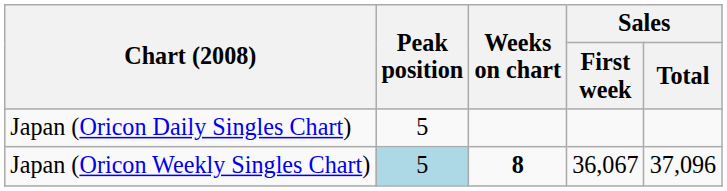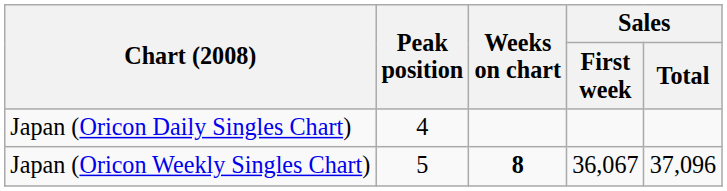(422, 127) 5 -> (422, 127) 4
(422, 165) lightblue background -> (422, 165) no background
